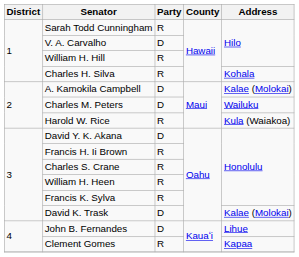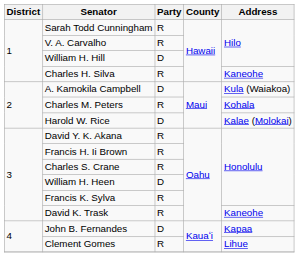(161, 43) D -> (161, 43) R
(161, 58) R -> (161, 58) D
(239, 74) Kohala -> (244, 74) Kaneohe
(258, 89) Kalae (Molokai) -> (257, 89) Kula (Waiakoa)
(161, 105) D -> (161, 105) R
(241, 105) Wailuku -> (239, 105) Kohala
(161, 120) R -> (161, 120) D
(257, 120) Kula (Waiakoa) -> (258, 120) Kalae (Molokai)
(161, 136) D -> (161, 136) R
(161, 182) R -> (161, 182) D
(161, 213) D -> (161, 213) R
(258, 213) Kalae (Molokai) -> (244, 213) Kaneohe
(236, 228) Lihue -> (238, 228) Kapaa
(238, 244) Kapaa -> (236, 244) Lihue
